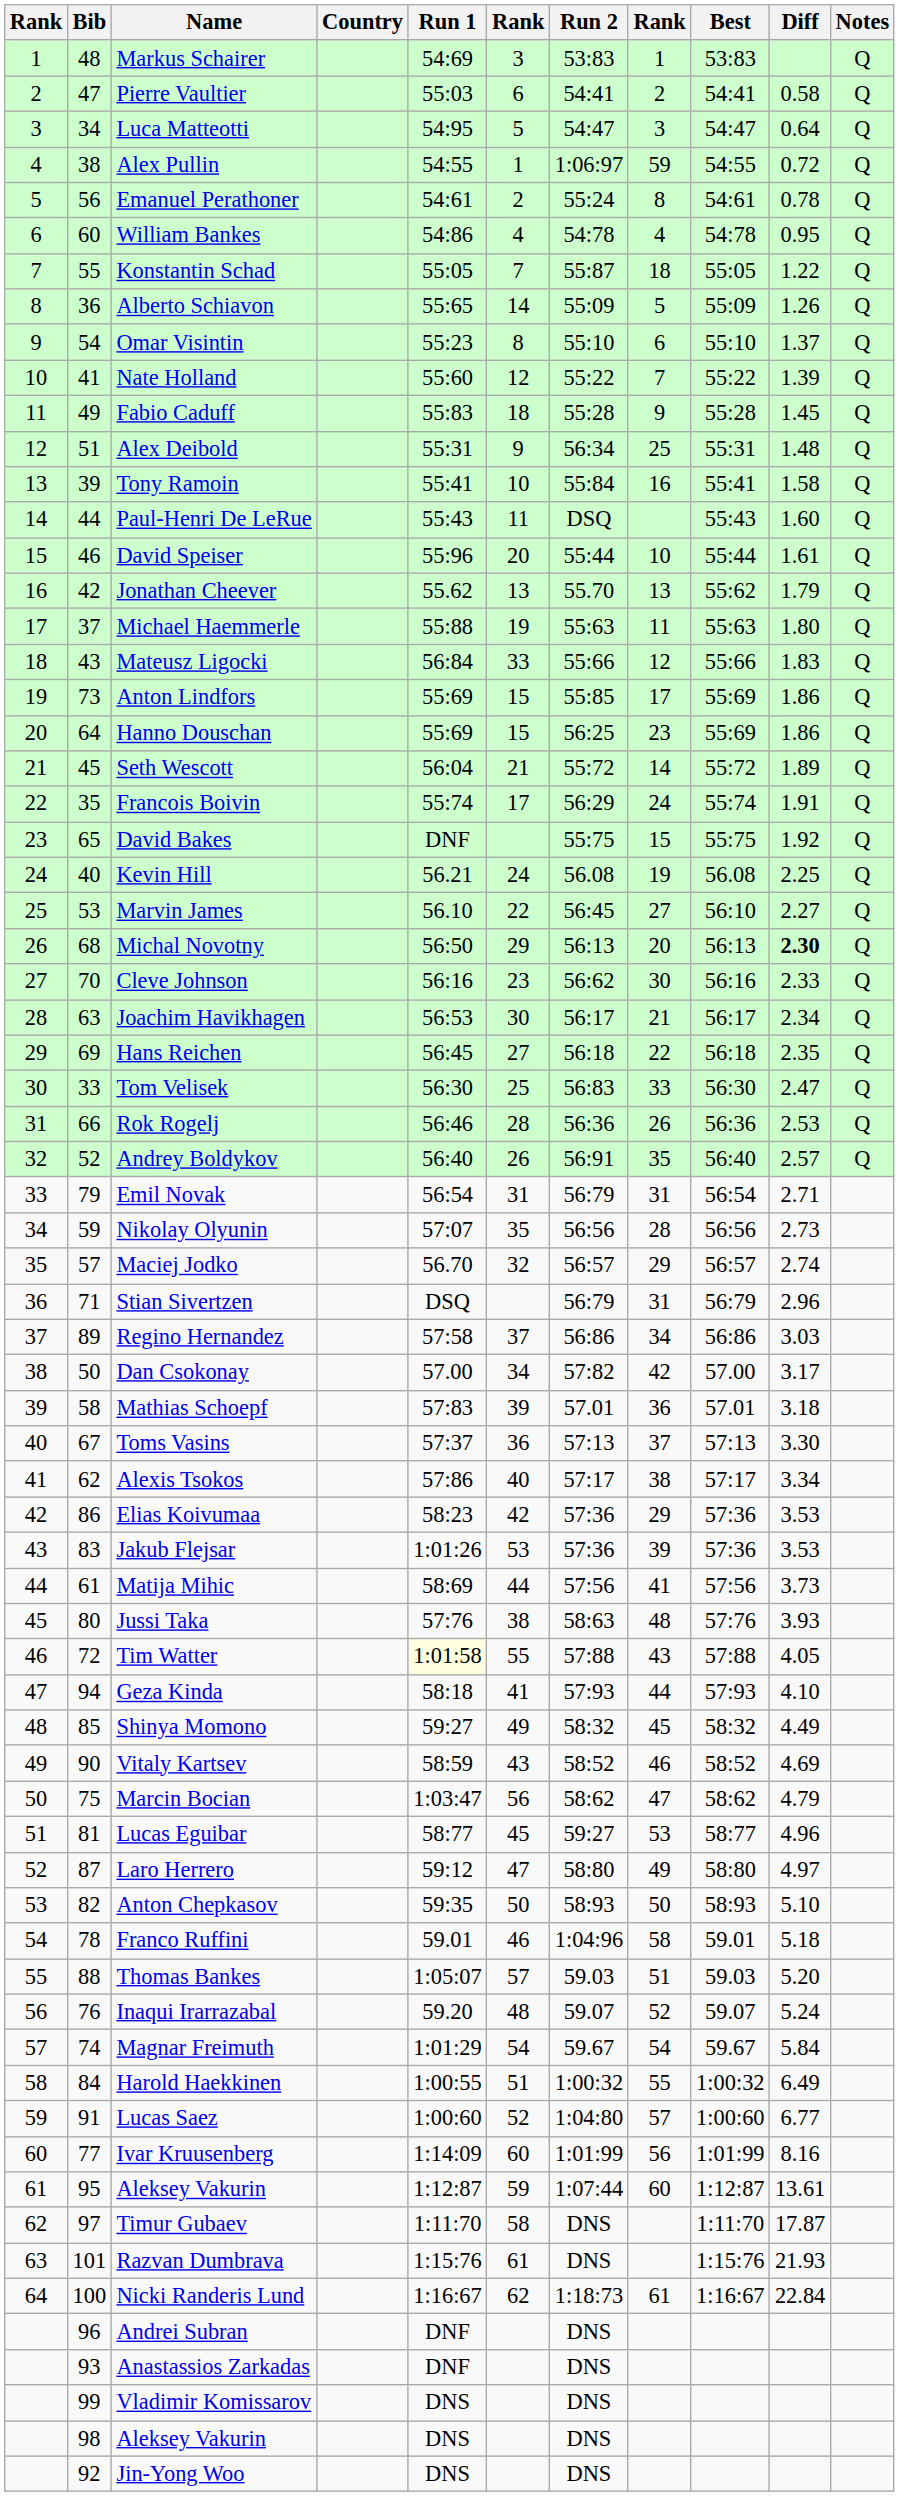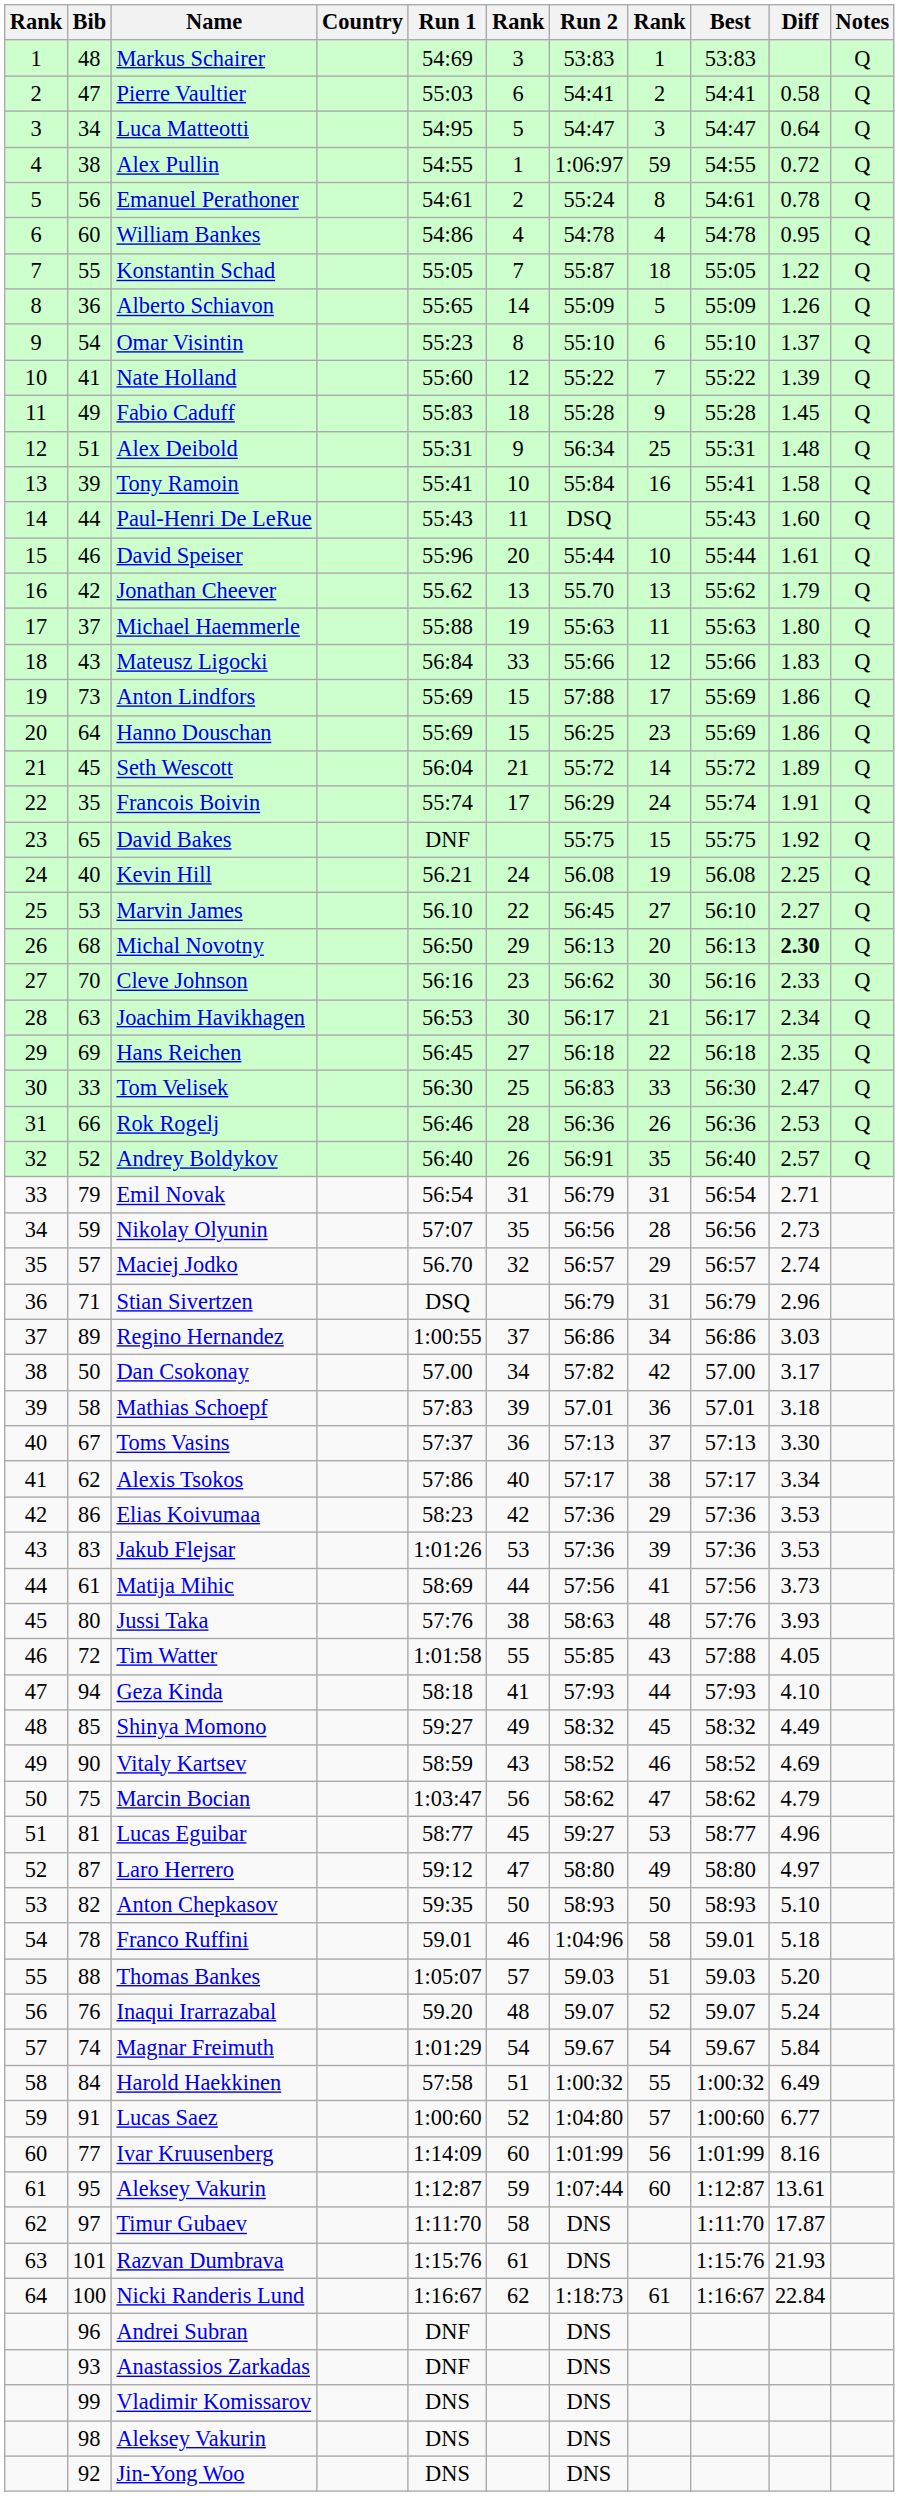(589, 697) 55:85 -> (589, 697) 57:88
(448, 1336) 57:58 -> (448, 1336) 1:00:55
(448, 1656) lightyellow background -> (448, 1656) no background
(589, 1656) 57:88 -> (589, 1656) 55:85
(448, 2082) 1:00:55 -> (448, 2082) 57:58
